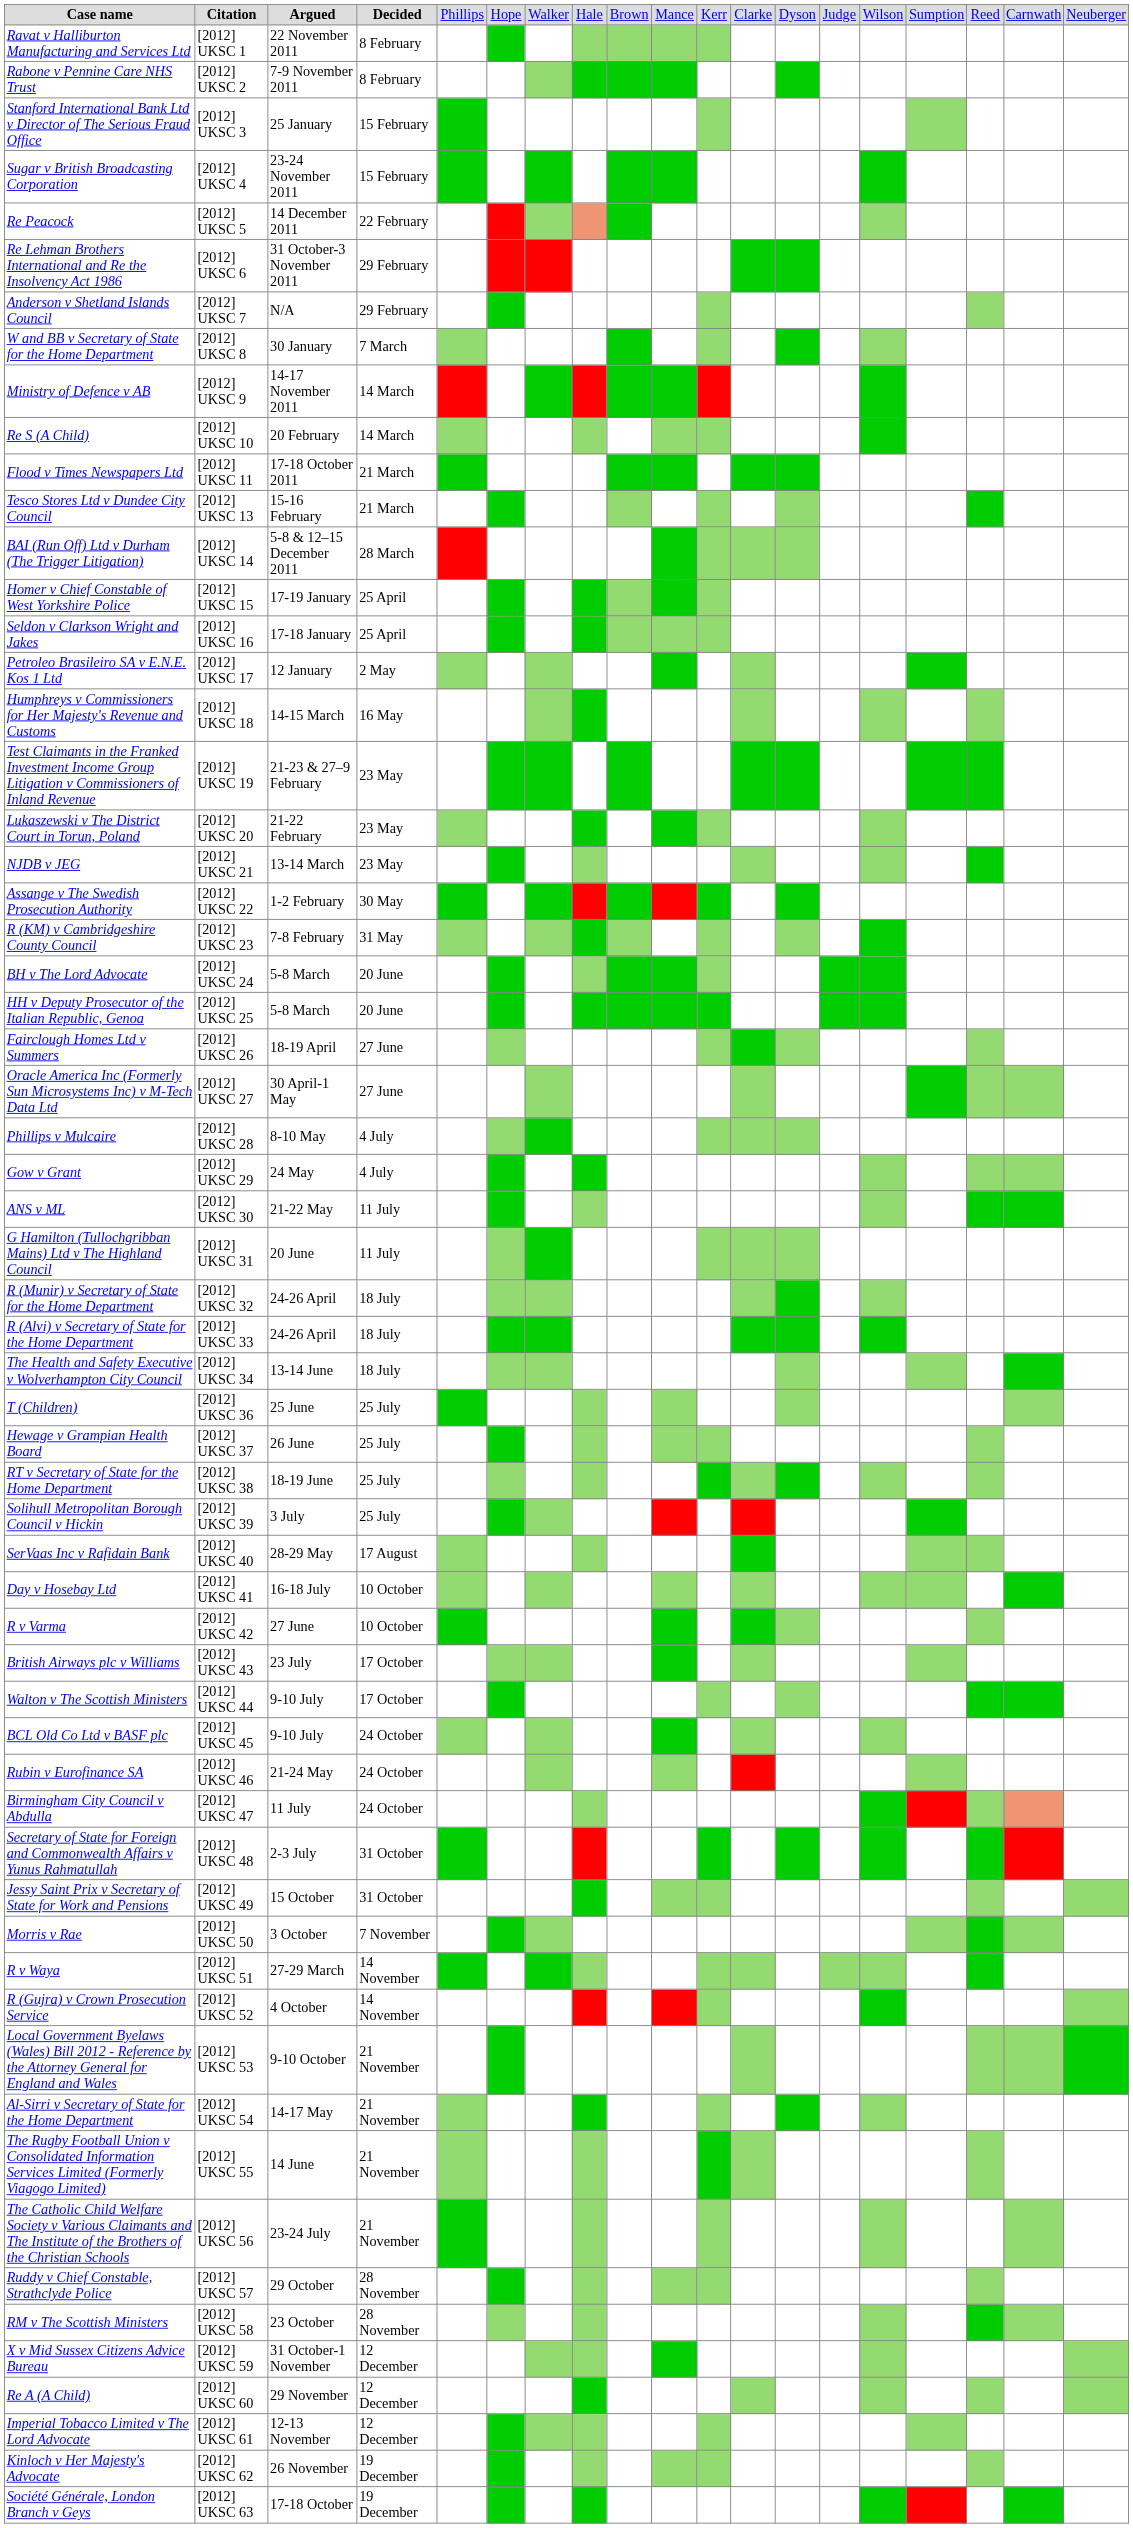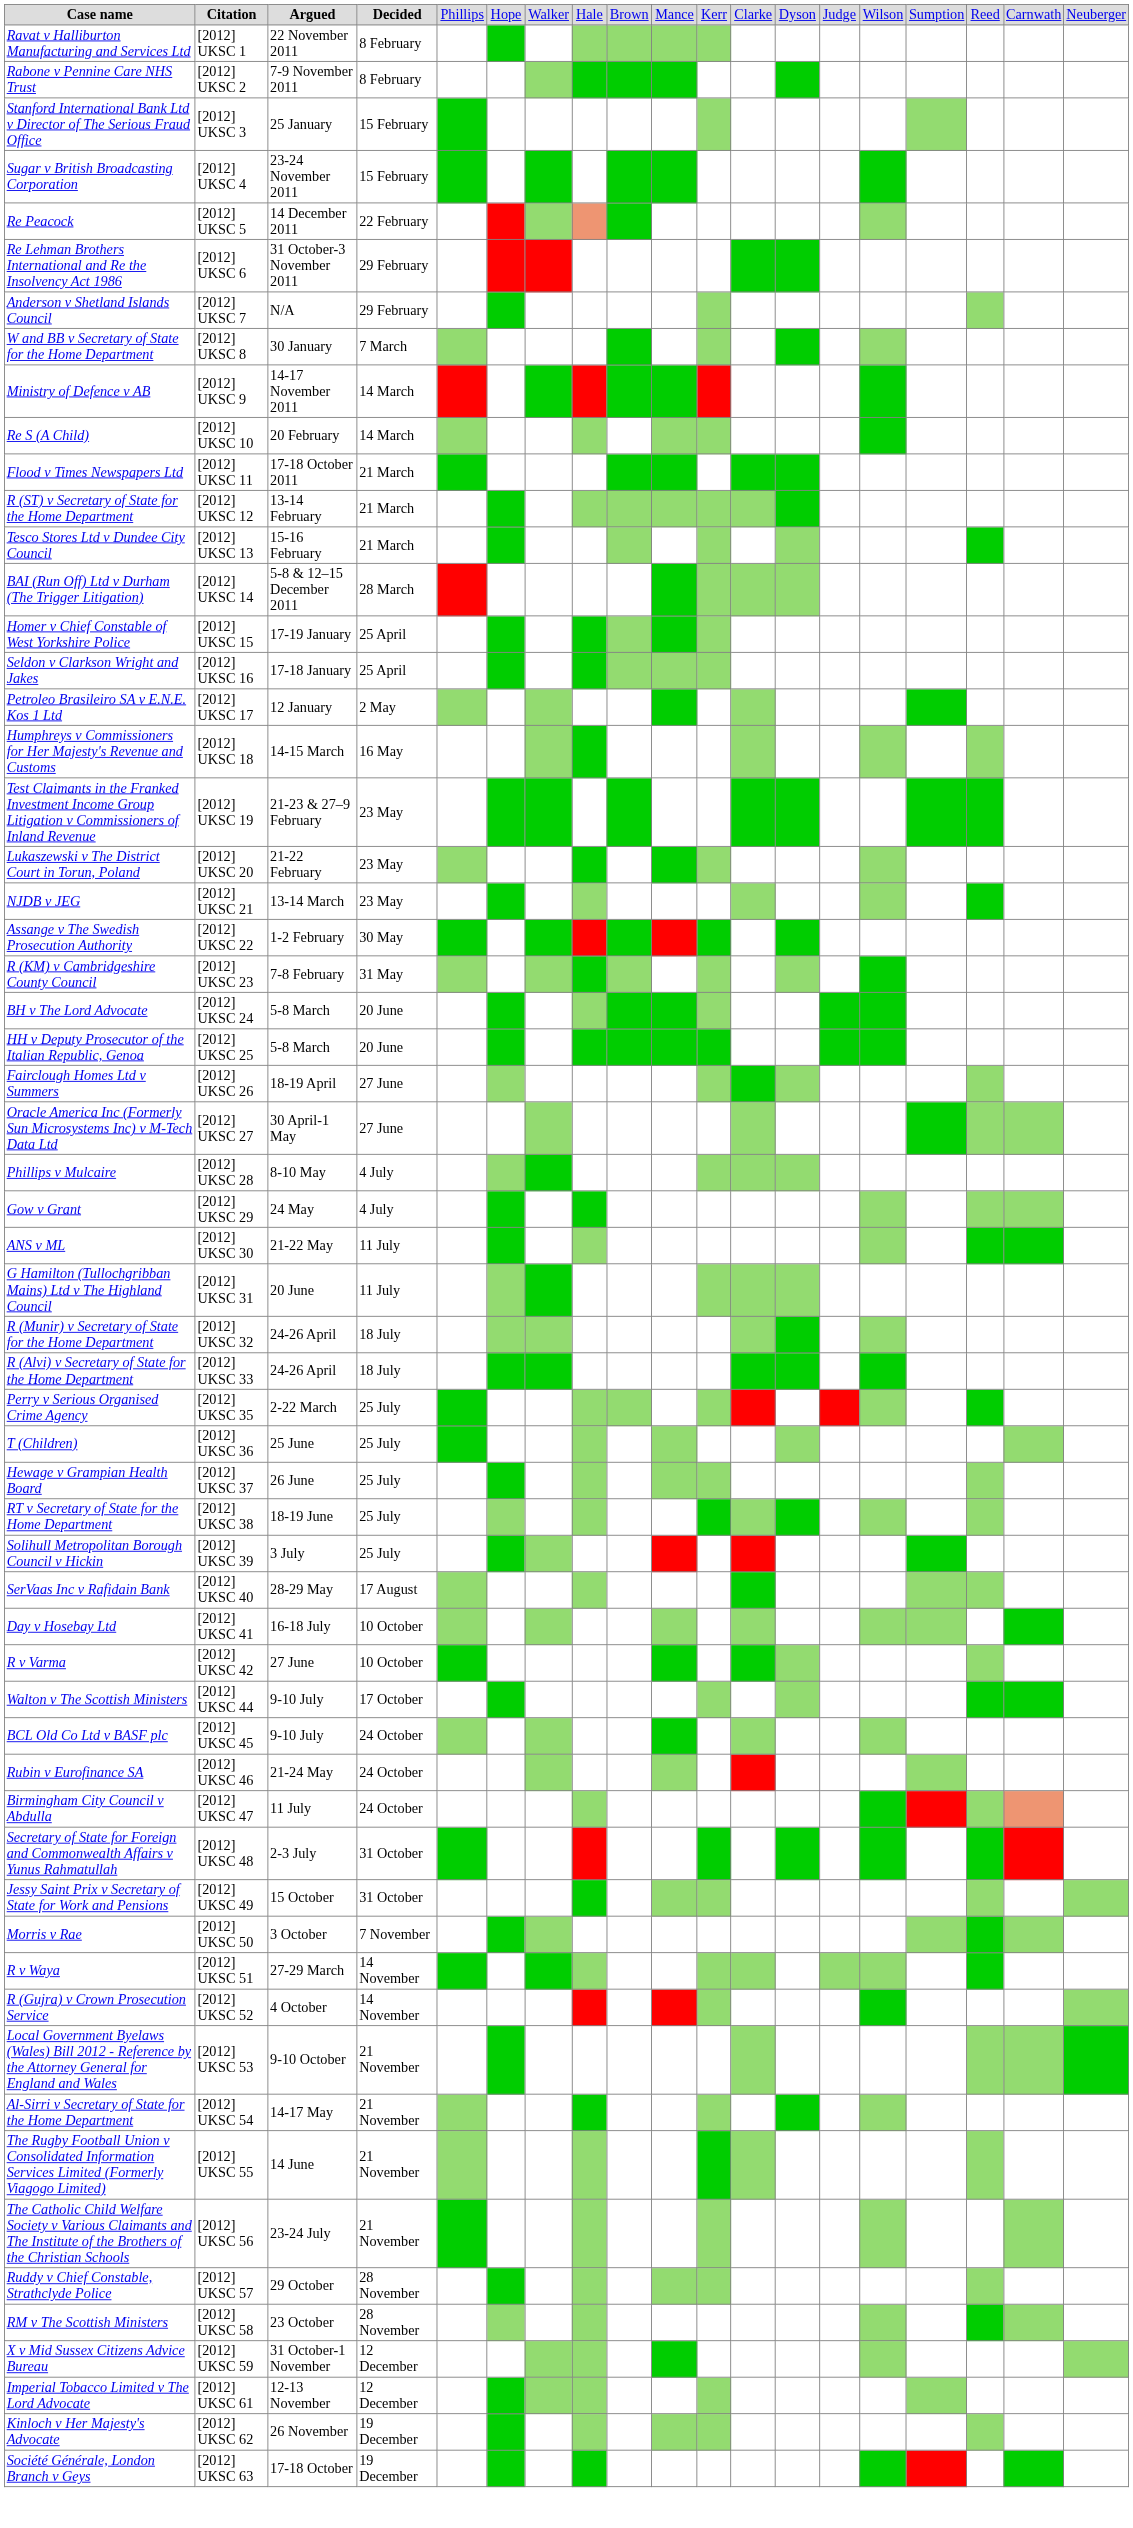+ row: (92, 508)
- row: (100, 1371)
+ row: (83, 1407)
- row: (93, 1663)
- row: (48, 2395)
